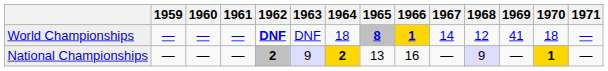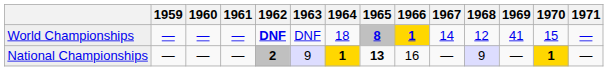(551, 35) 18 -> (551, 35) 15
(342, 55) 2 -> (342, 55) 1
(377, 55) normal -> (377, 55) bold
